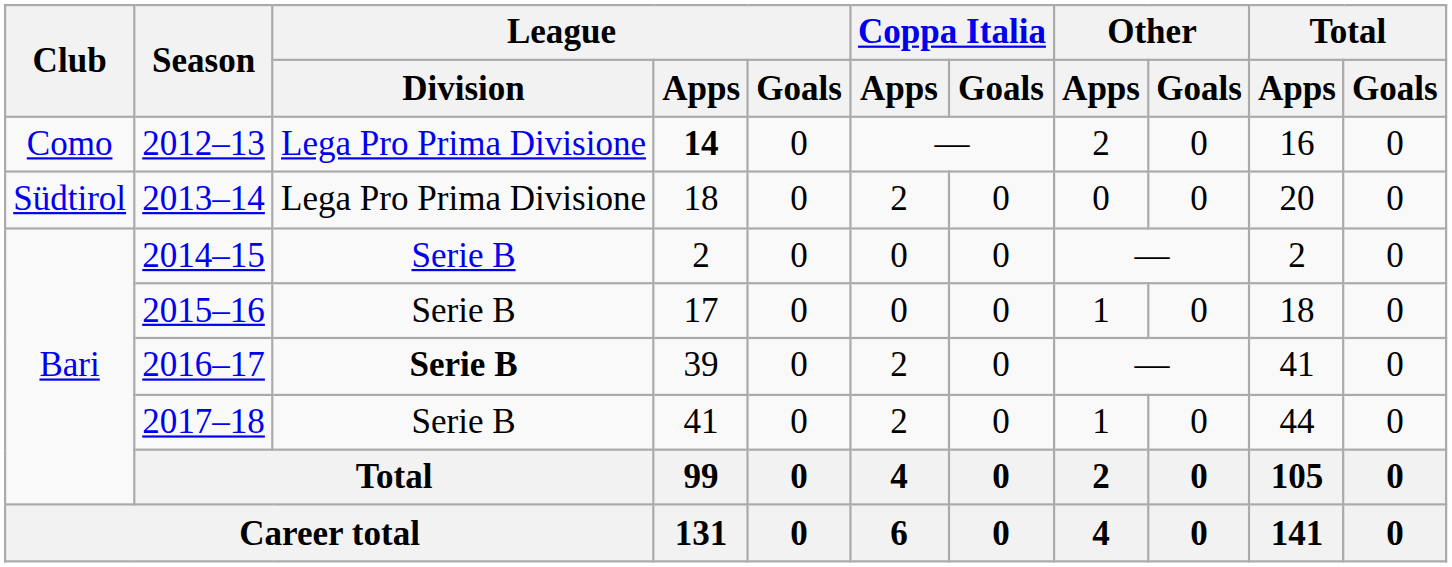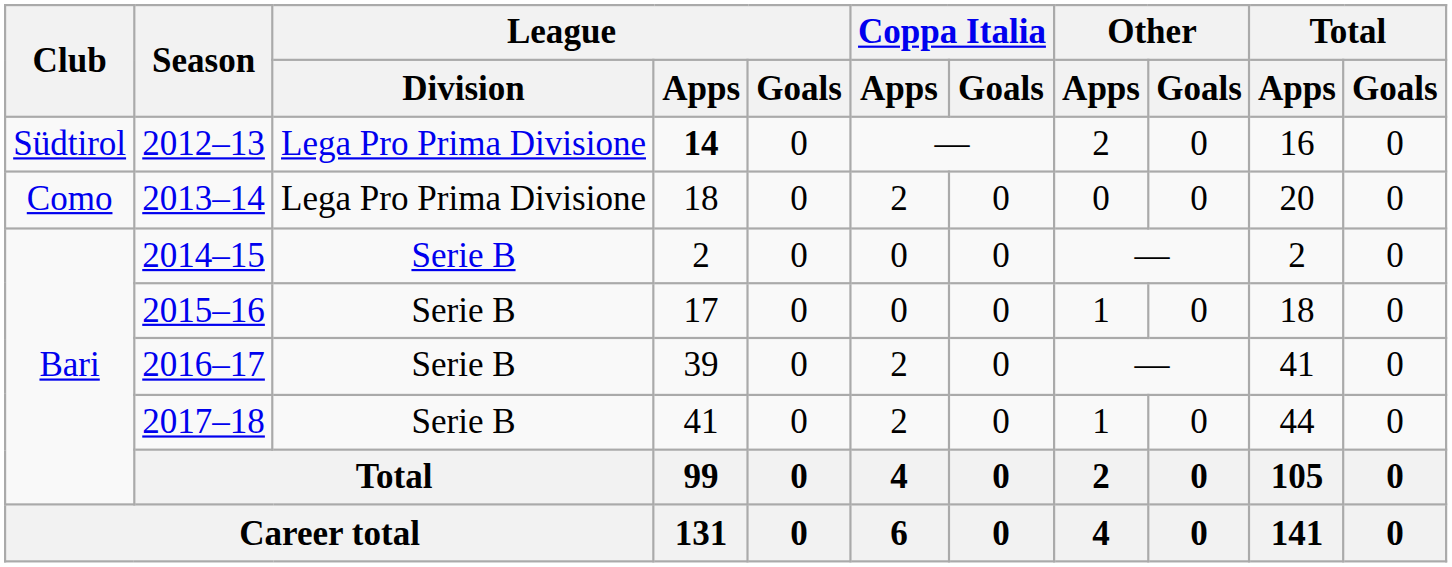(70, 143) Como -> (70, 143) Südtirol
(70, 198) Südtirol -> (70, 198) Como
(464, 365) bold -> (464, 365) normal
